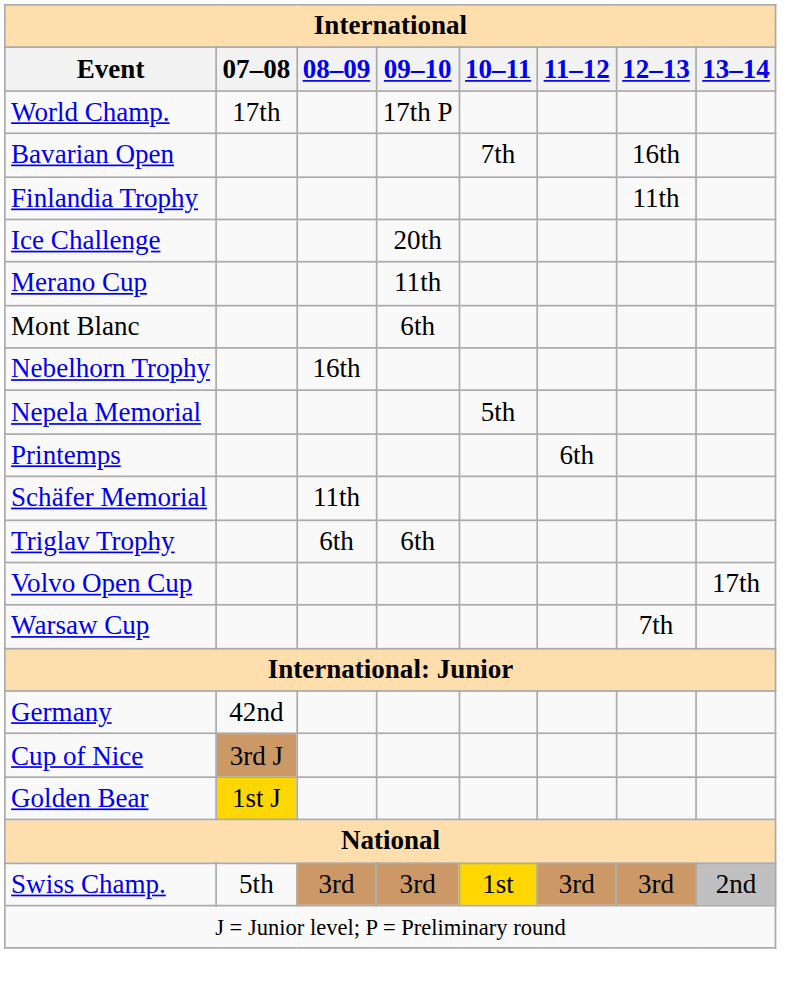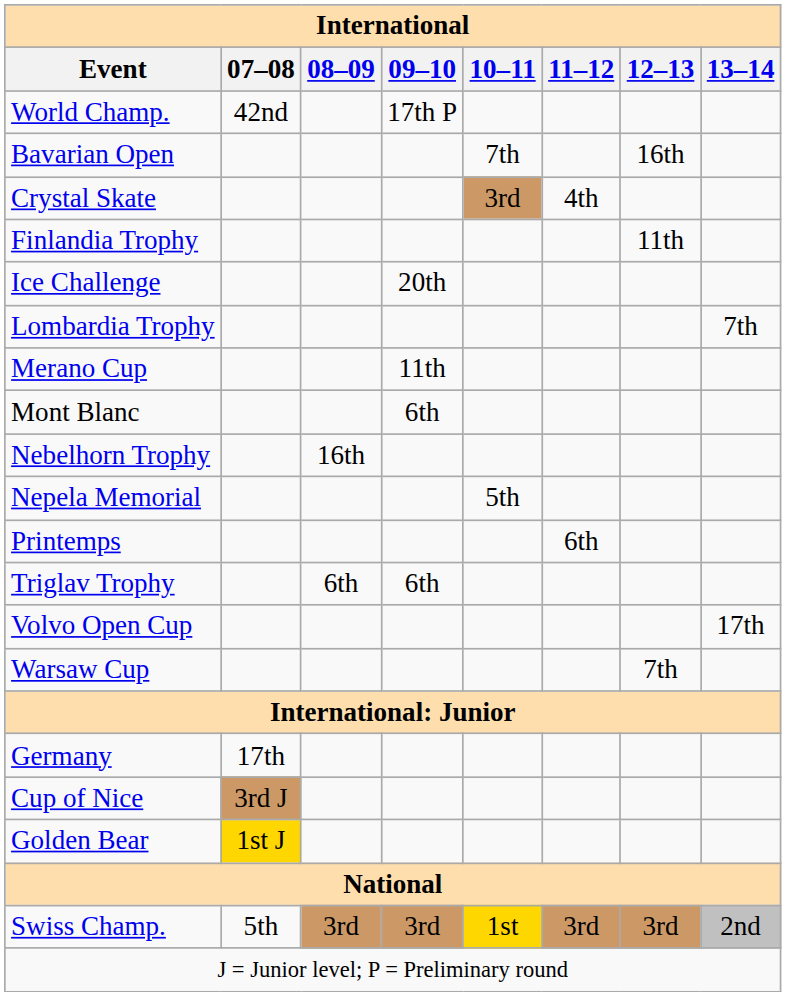(256, 111) 17th -> (261, 111) 42nd
+ row: (84, 197)
+ row: (113, 326)
- row: (109, 497)
(256, 712) 42nd -> (261, 754) 17th
